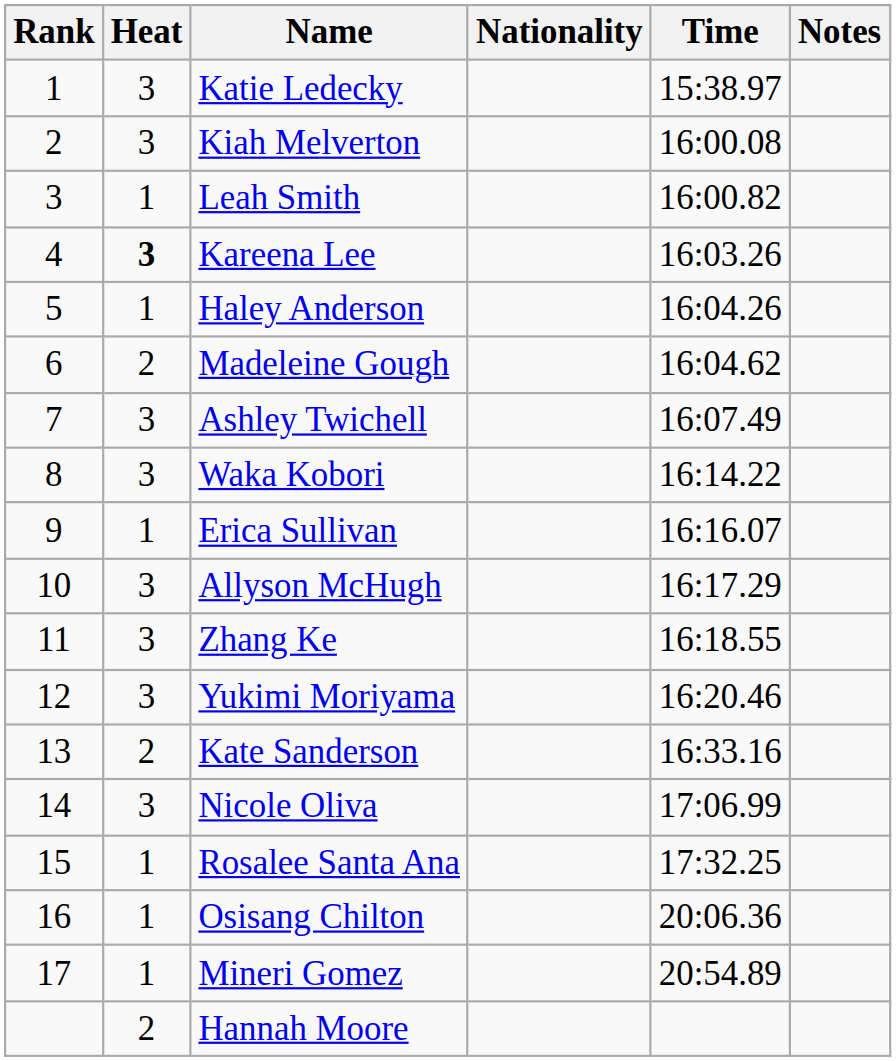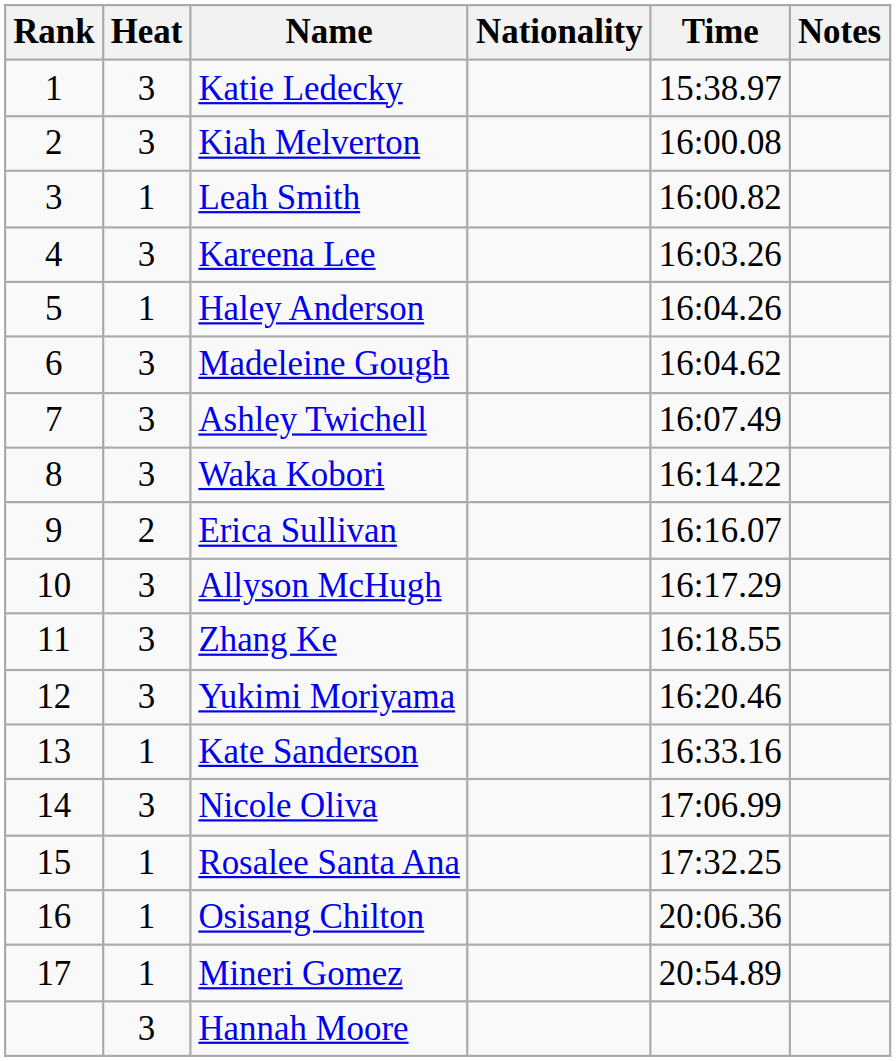(146, 253) bold -> (146, 253) normal
(146, 364) 2 -> (146, 364) 3
(146, 530) 1 -> (146, 530) 2
(146, 751) 2 -> (146, 751) 1
(146, 1027) 2 -> (146, 1027) 3
